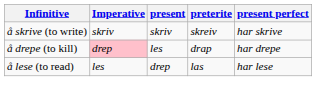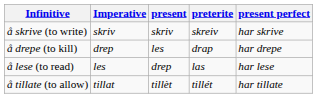(102, 48) pink background -> (103, 48) no background
+ row: (48, 84)
